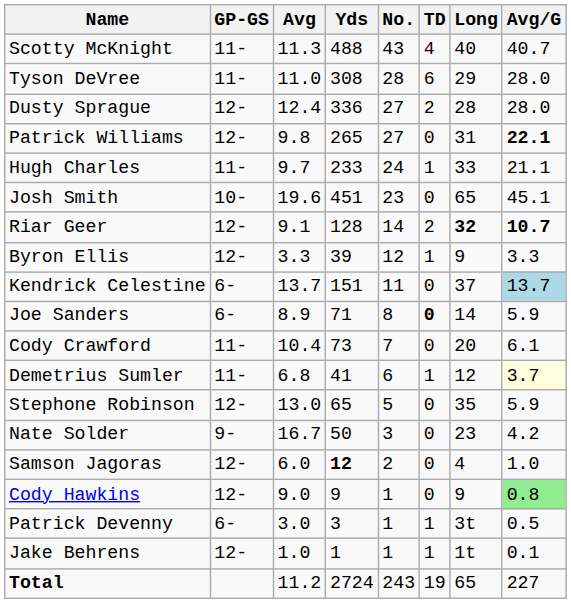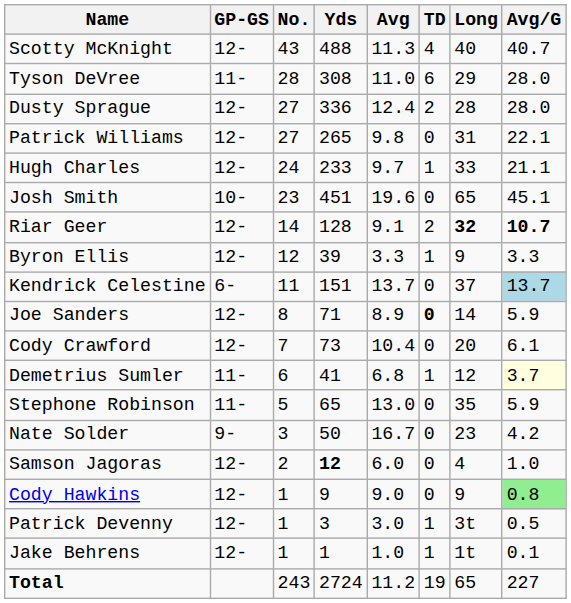columns swapped: (399, 20) <-> (299, 20)
(231, 49) 11- -> (231, 49) 12-
(528, 138) bold -> (528, 138) normal
(231, 168) 11- -> (231, 168) 12-
(225, 316) 6- -> (231, 316) 12-
(231, 346) 11- -> (231, 346) 12-
(231, 405) 12- -> (231, 405) 11-
(225, 524) 6- -> (231, 524) 12-
